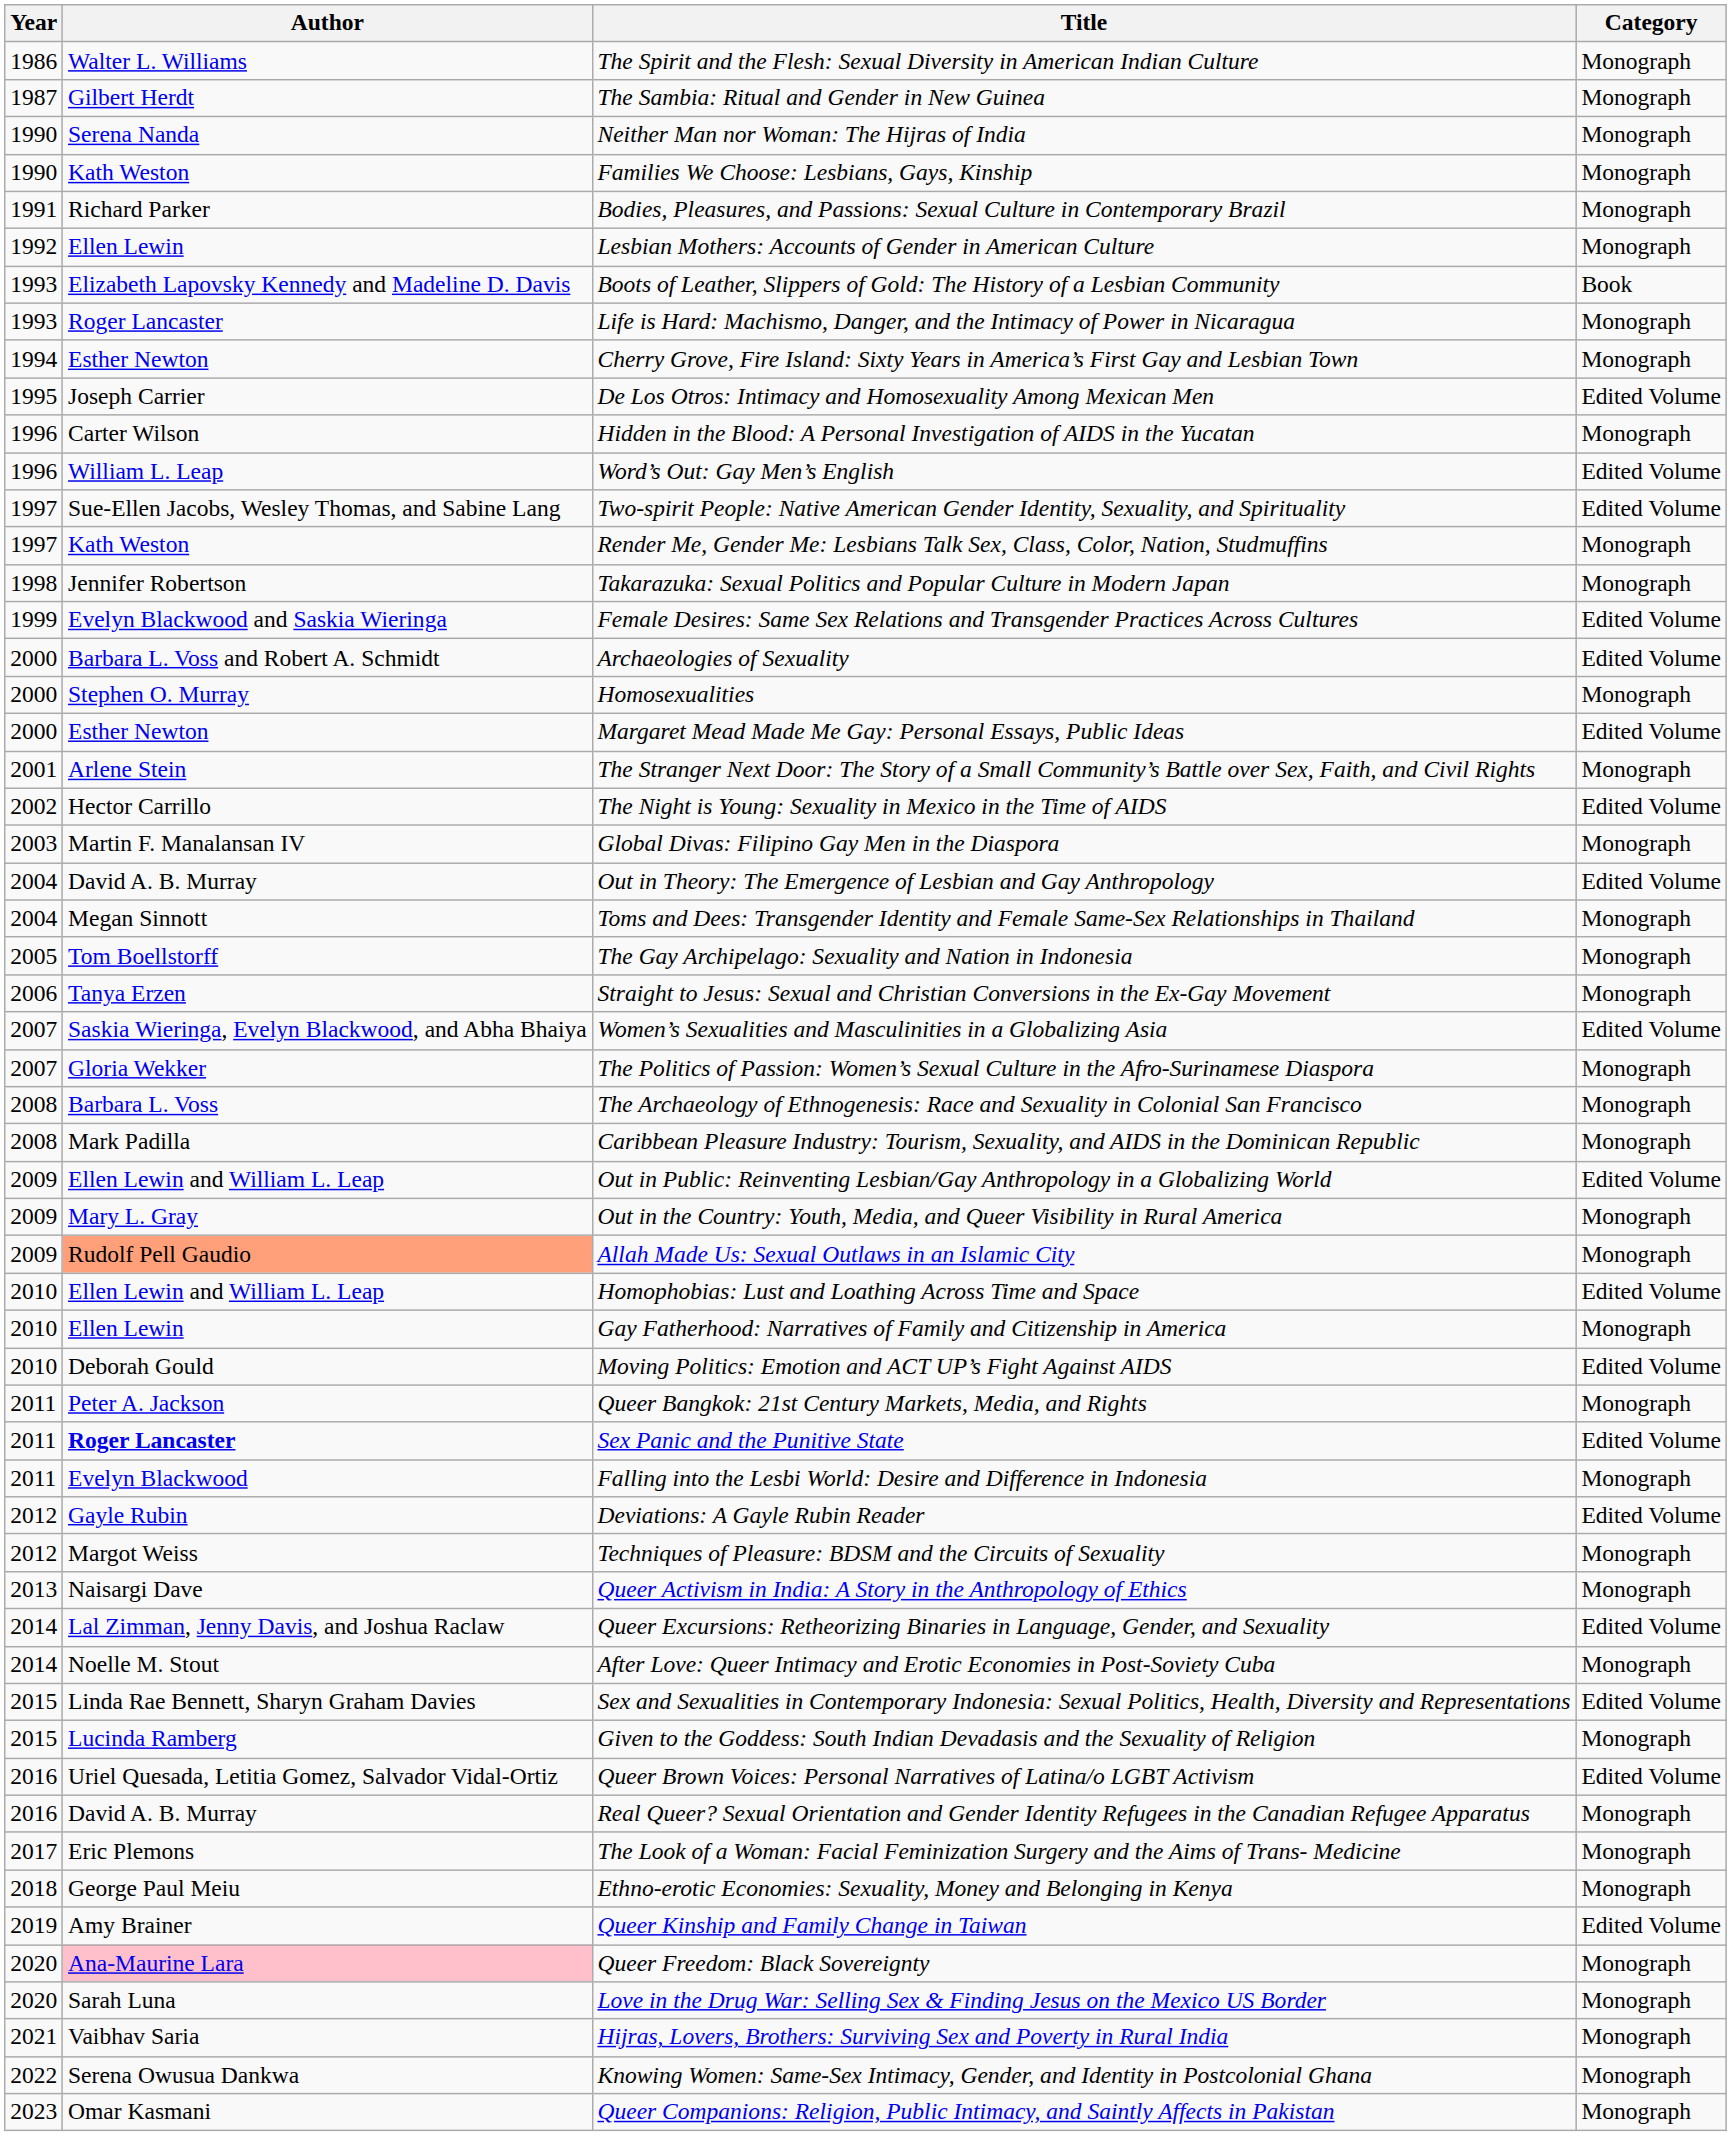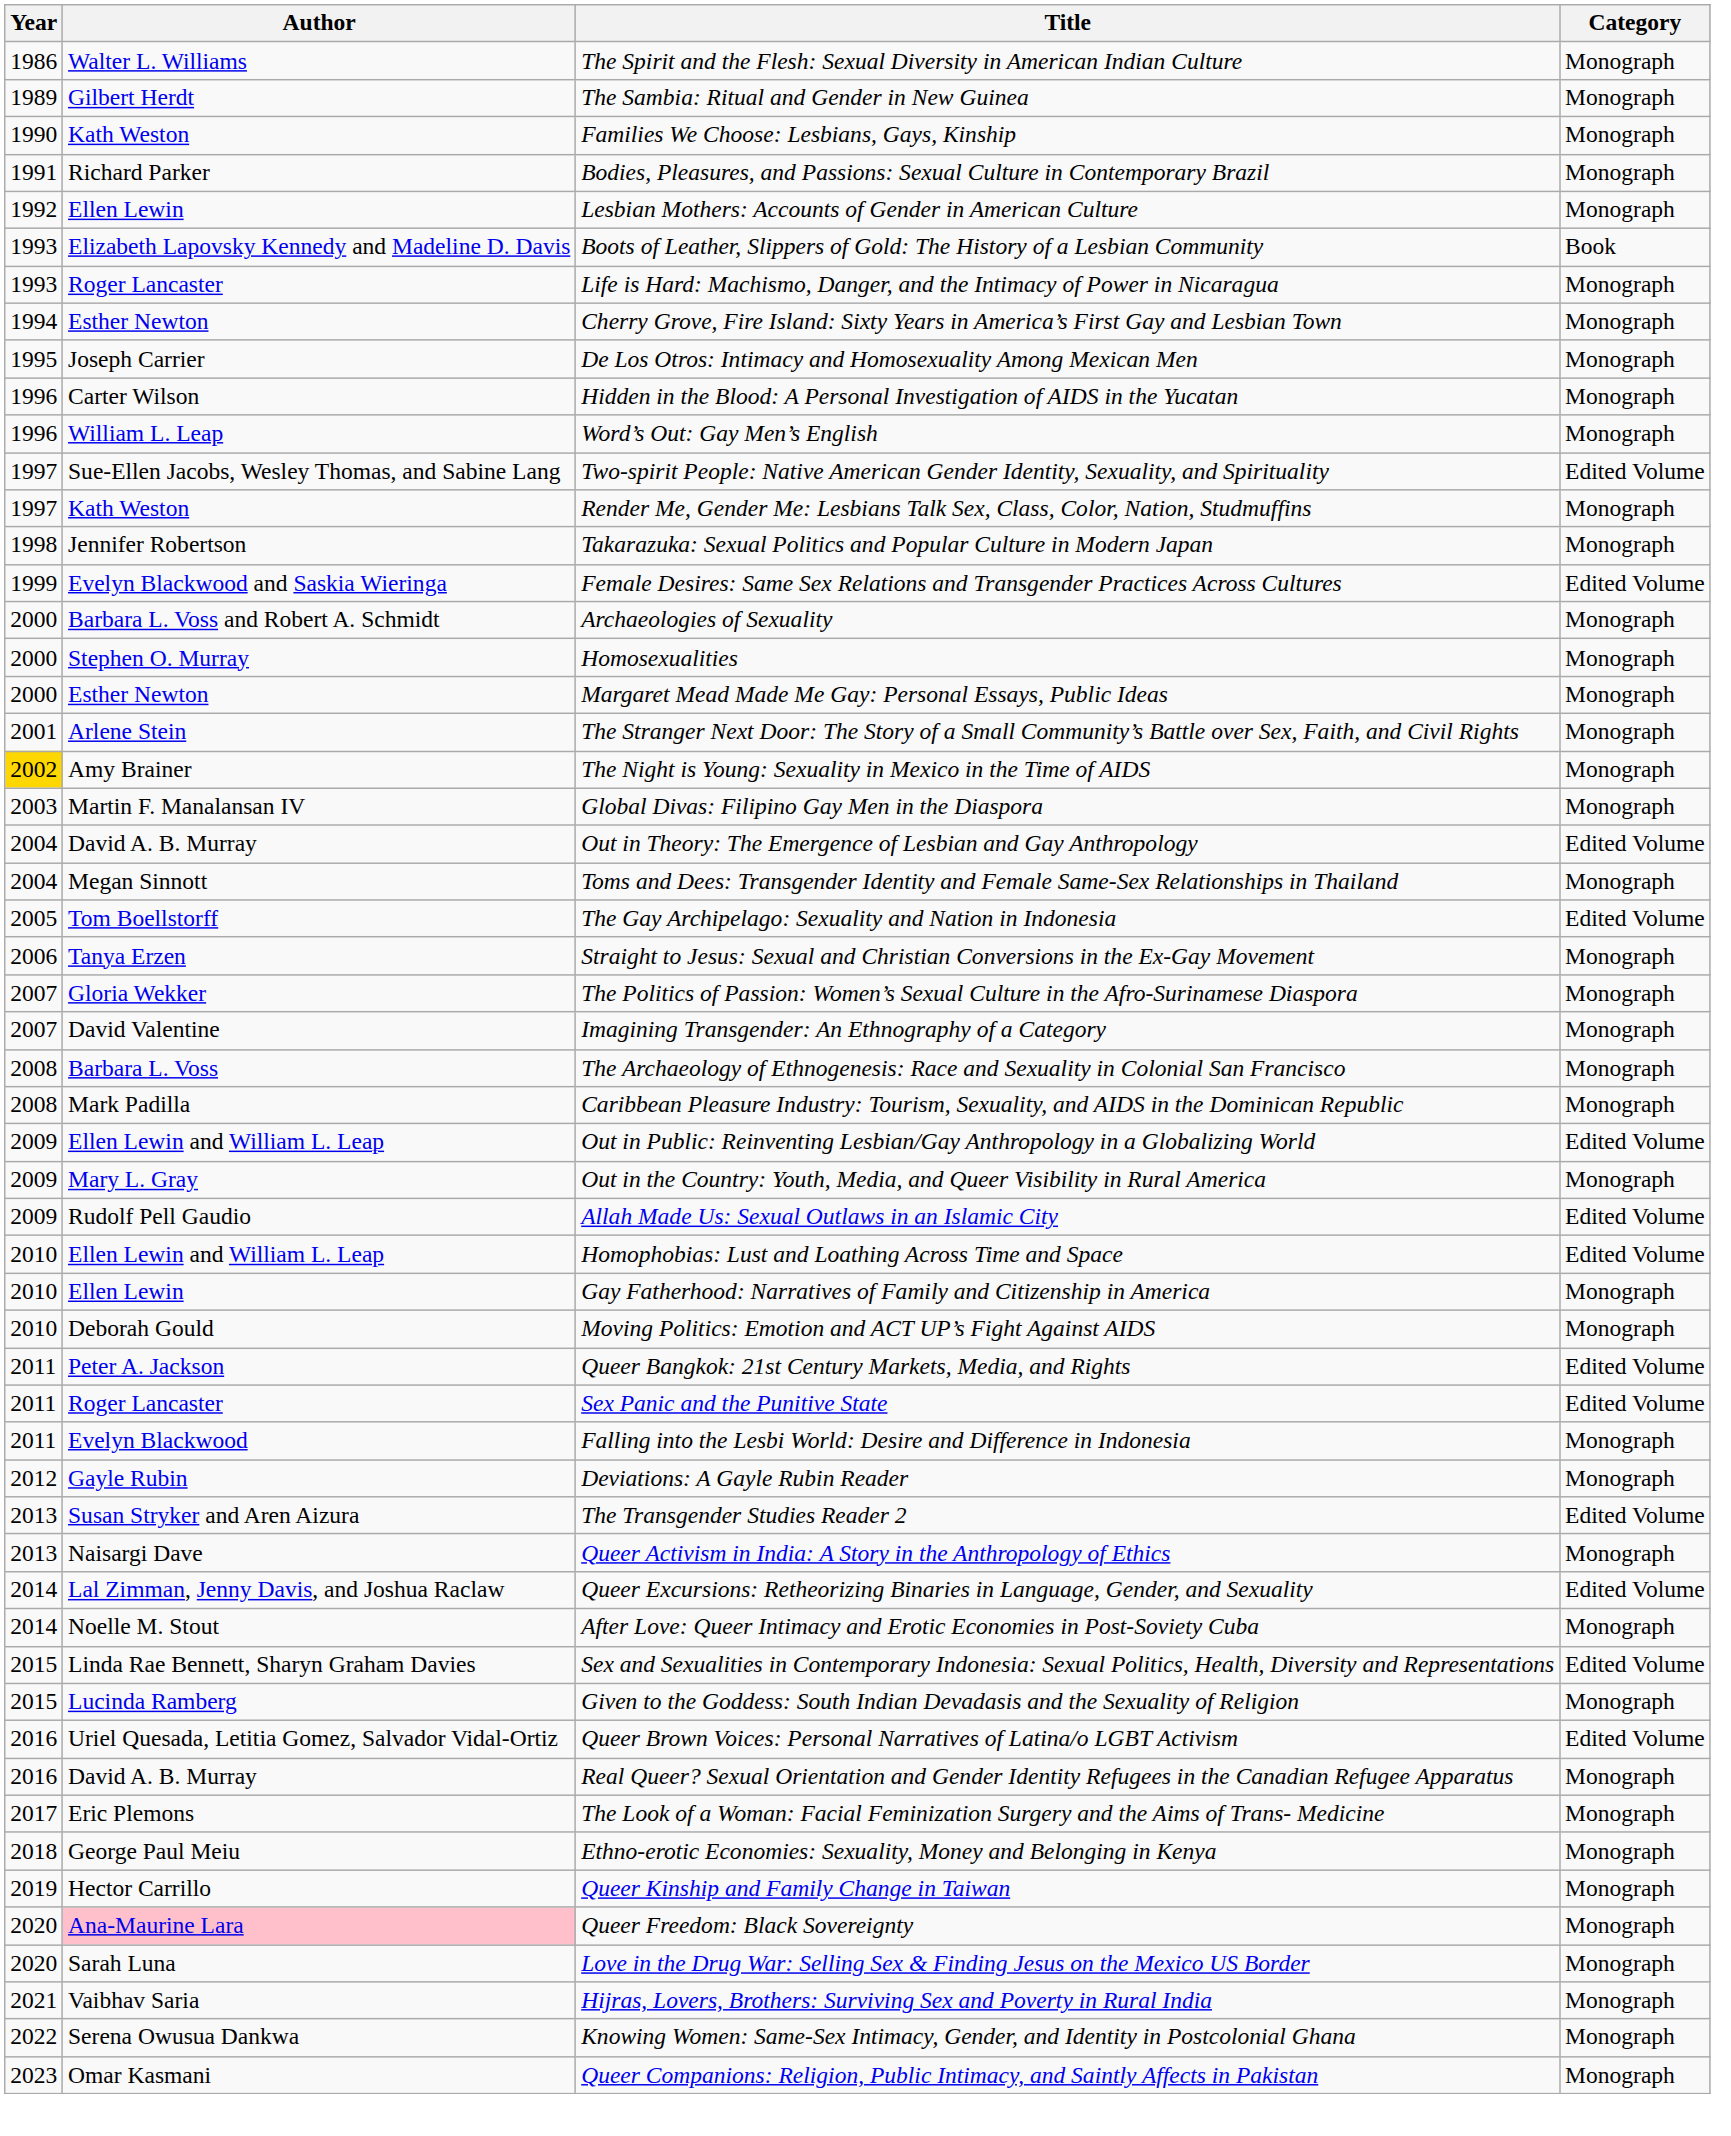(34, 97) 1987 -> (34, 97) 1989
- row: (812, 135)
(1651, 396) Edited Volume -> (1620, 358) Monograph
(1651, 470) Edited Volume -> (1620, 433) Monograph
(1651, 657) Edited Volume -> (1620, 619) Monograph
(1651, 731) Edited Volume -> (1620, 694) Monograph
(34, 806) no background -> (34, 769) gold background
(140, 806) Hector Carrillo -> (130, 769) Amy Brainer
(1651, 806) Edited Volume -> (1620, 769) Monograph
(1636, 955) Monograph -> (1635, 918) Edited Volume
- row: (882, 1030)
+ row: (844, 1030)
(159, 1254) lightsalmon background -> (159, 1216) no background
(1636, 1254) Monograph -> (1635, 1216) Edited Volume
(1651, 1365) Edited Volume -> (1620, 1328) Monograph
(1636, 1403) Monograph -> (1635, 1365) Edited Volume
(152, 1440) bold -> (145, 1403) normal
(1651, 1515) Edited Volume -> (1620, 1477) Monograph
- row: (881, 1552)
+ row: (744, 1515)
(130, 1925) Amy Brainer -> (140, 1888) Hector Carrillo
(1651, 1925) Edited Volume -> (1620, 1888) Monograph
